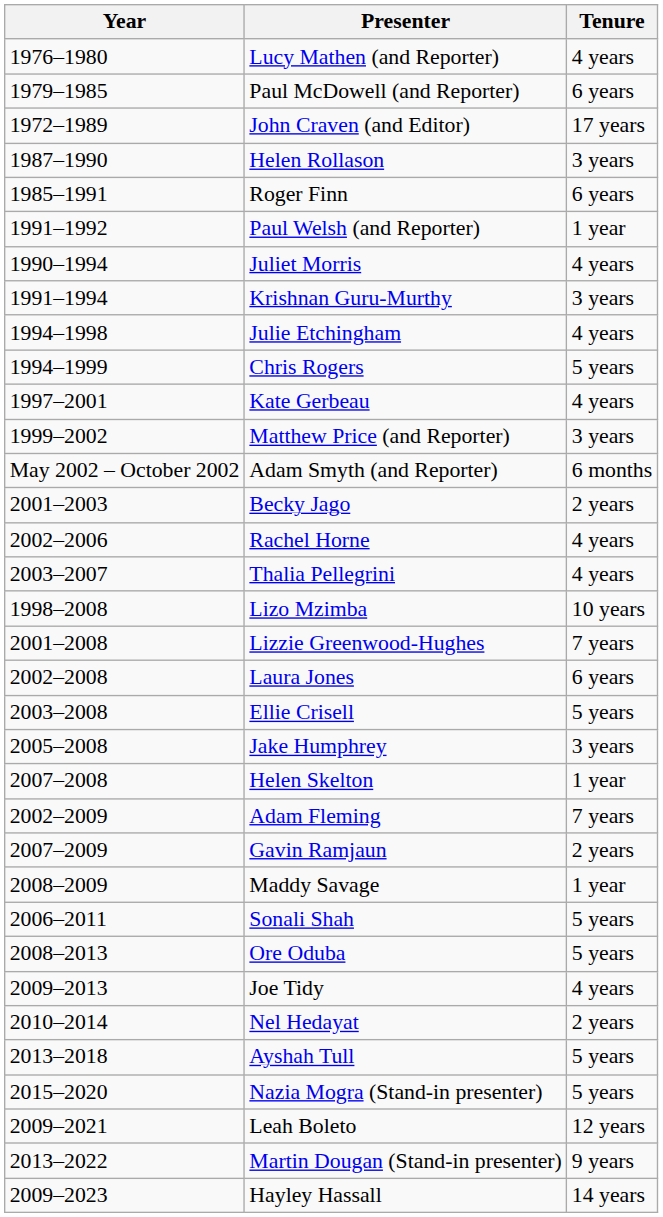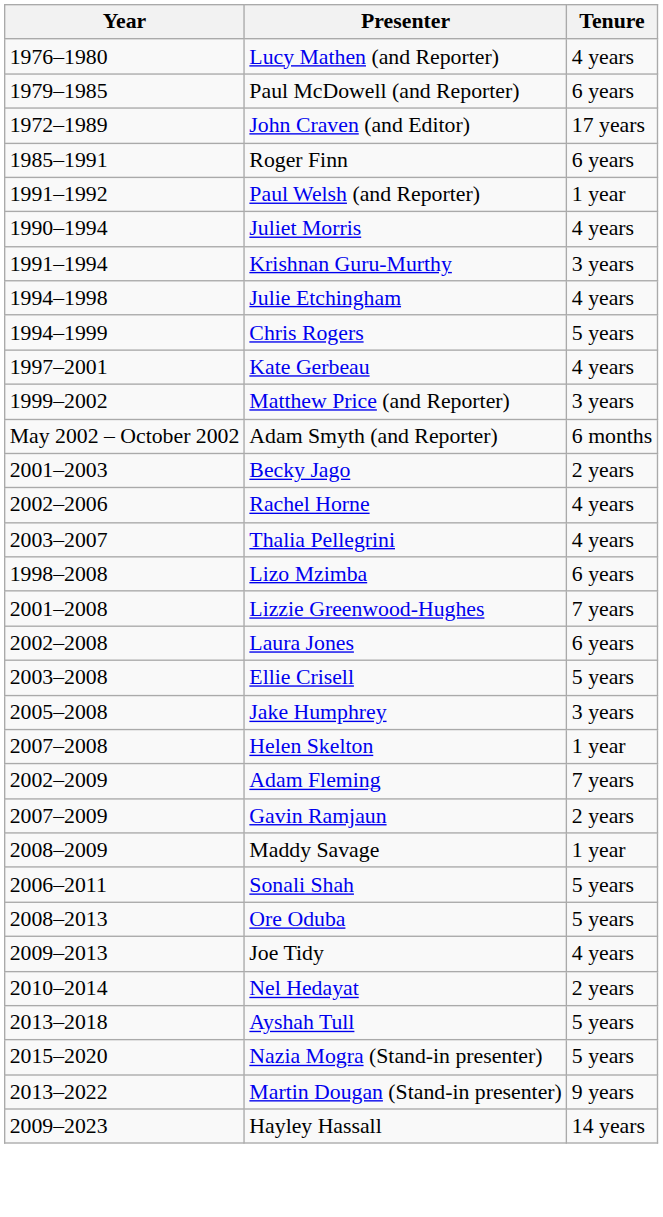- row: (317, 159)
(608, 608) 10 years -> (603, 573) 6 years
- row: (303, 1126)
